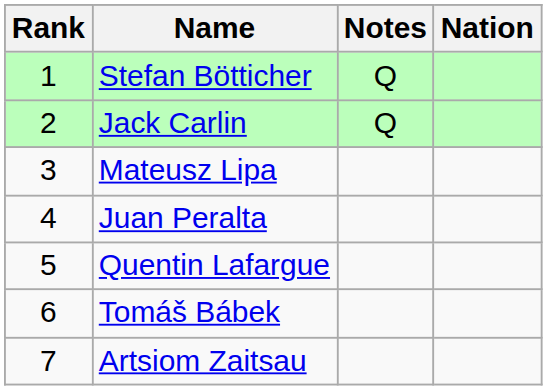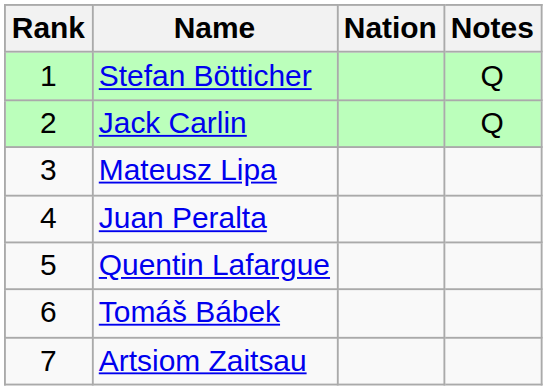columns swapped: (487, 28) <-> (385, 28)
